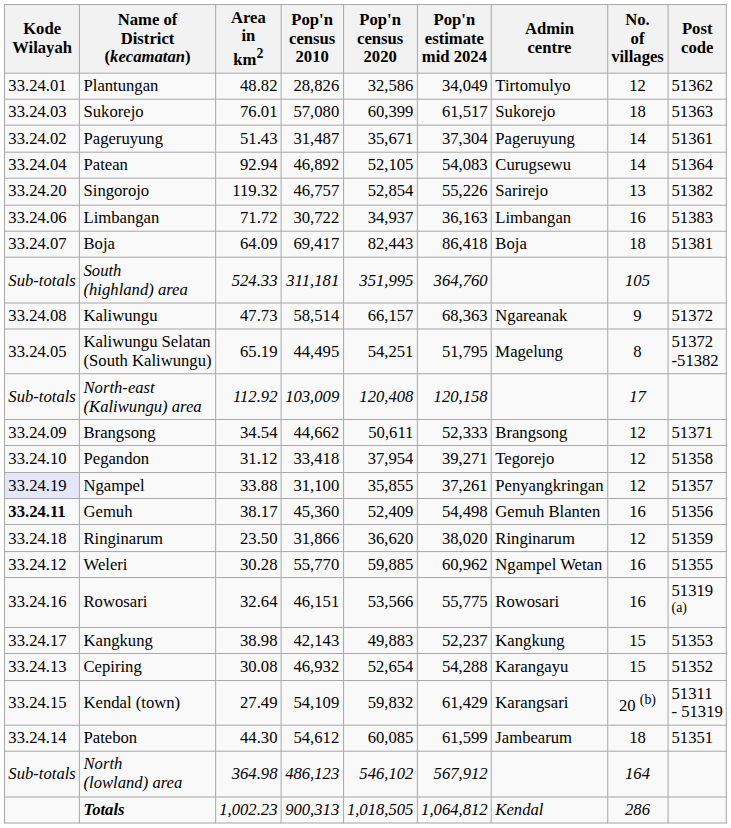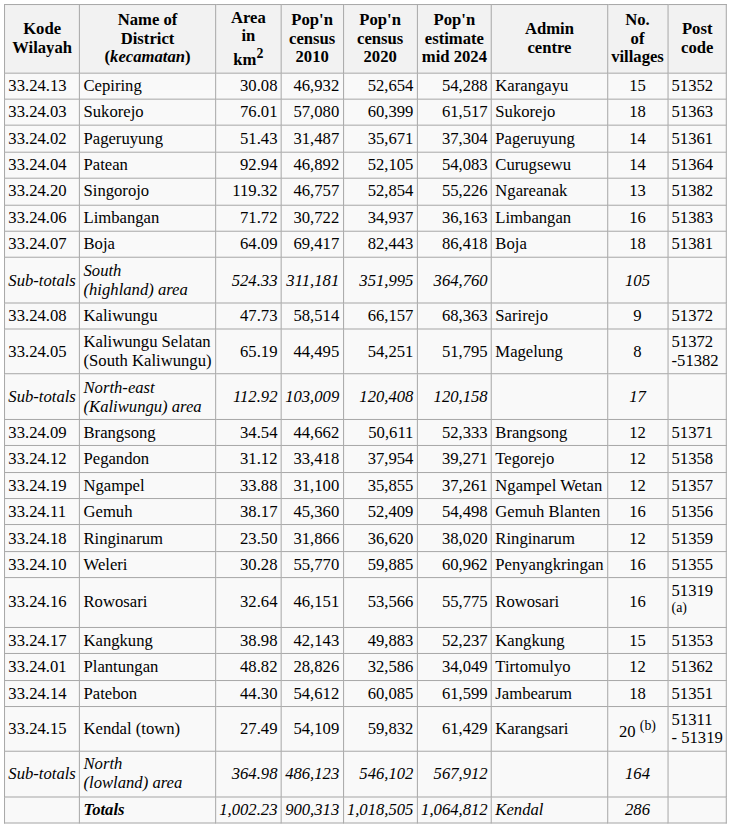rows swapped: (121, 86) <-> (113, 666)
(522, 191) Sarirejo -> (531, 191) Ngareanak
(531, 315) Ngareanak -> (522, 315) Sarirejo
(37, 458) 33.24.10 -> (37, 458) 33.24.12
(37, 485) lavender background -> (37, 485) no background
(549, 485) Penyangkringan -> (549, 485) Ngampel Wetan
(37, 511) bold -> (37, 511) normal
(37, 564) 33.24.12 -> (37, 564) 33.24.10
(549, 564) Ngampel Wetan -> (549, 564) Penyangkringan
rows swapped: (110, 738) <-> (132, 702)
